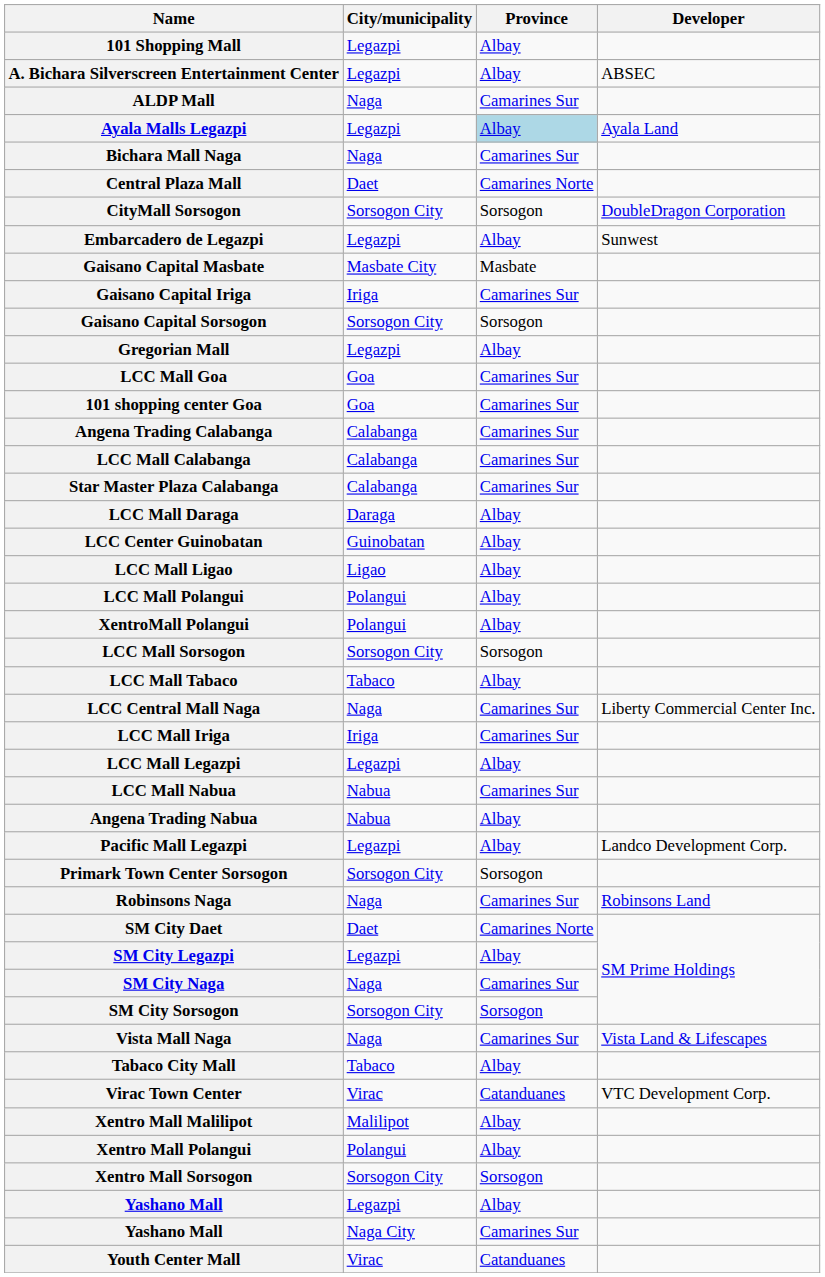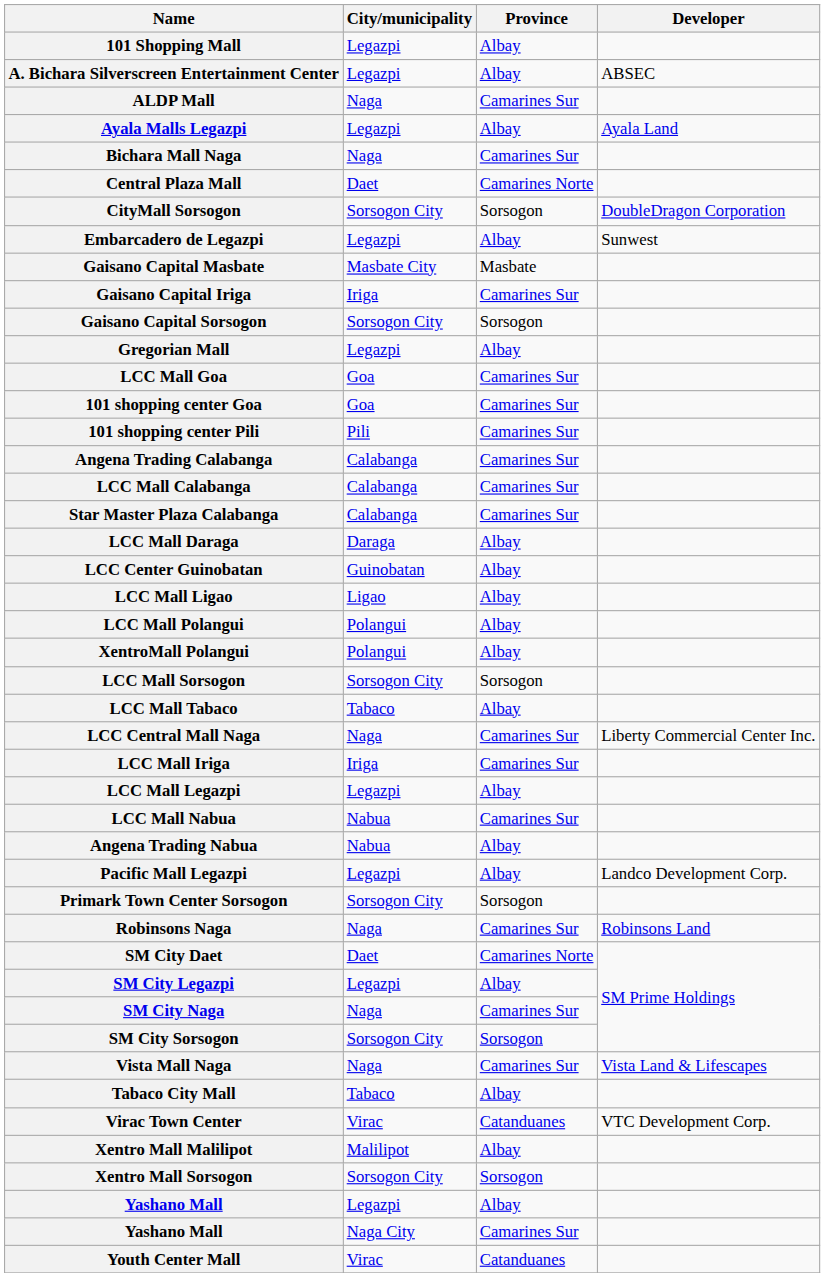(500, 128) lightblue background -> (500, 128) no background
+ row: (174, 432)
- row: (174, 1148)
